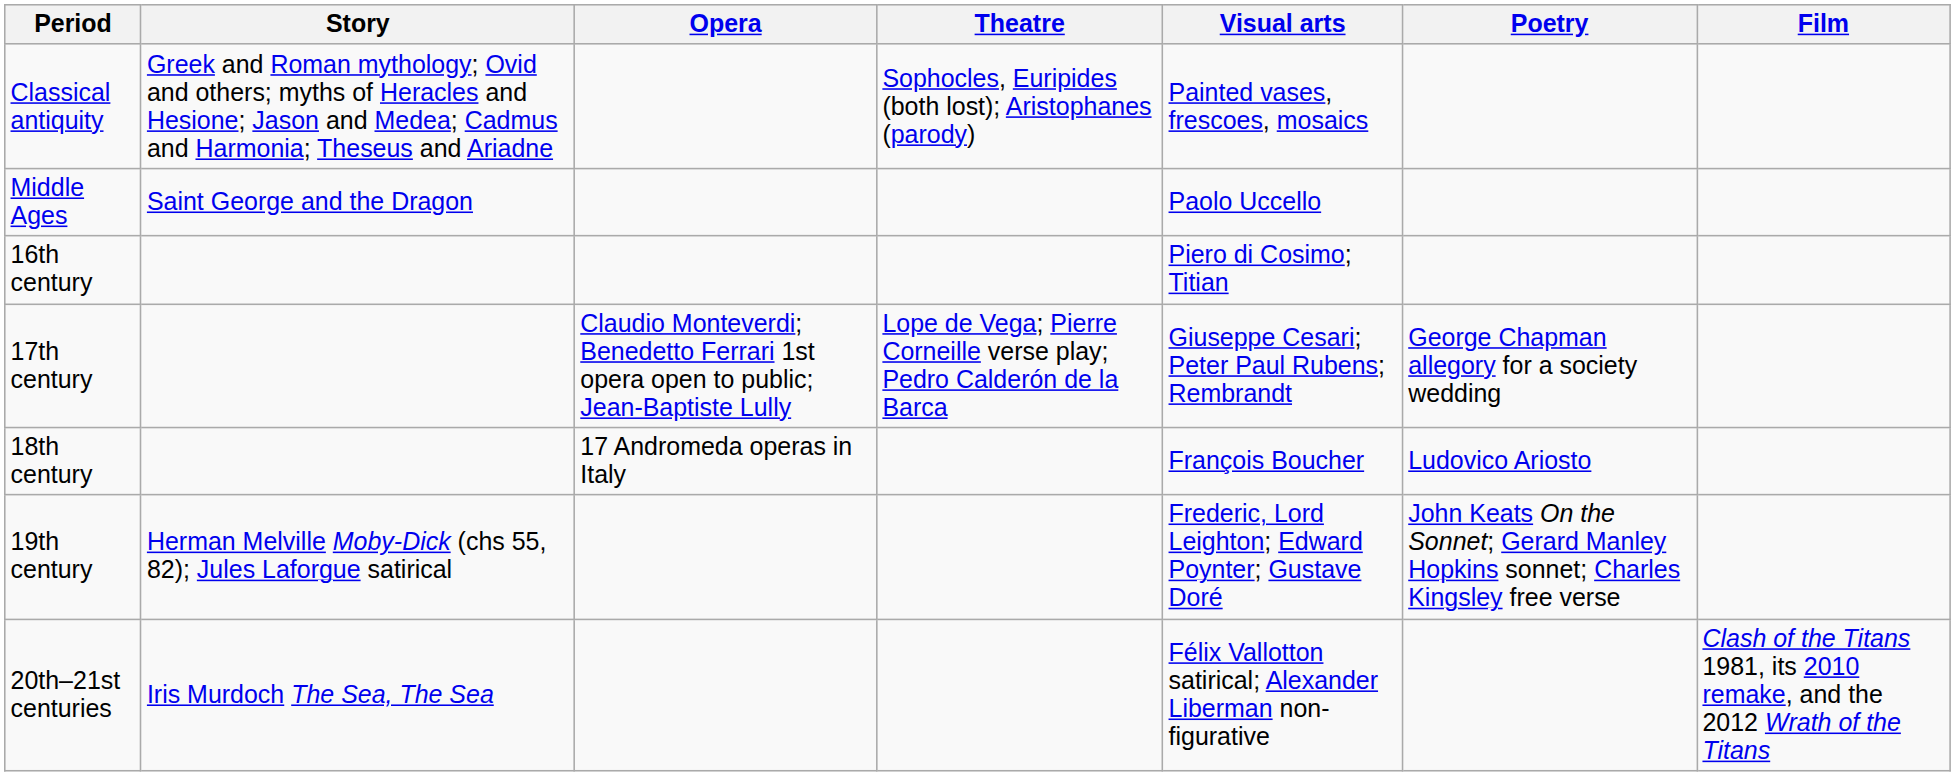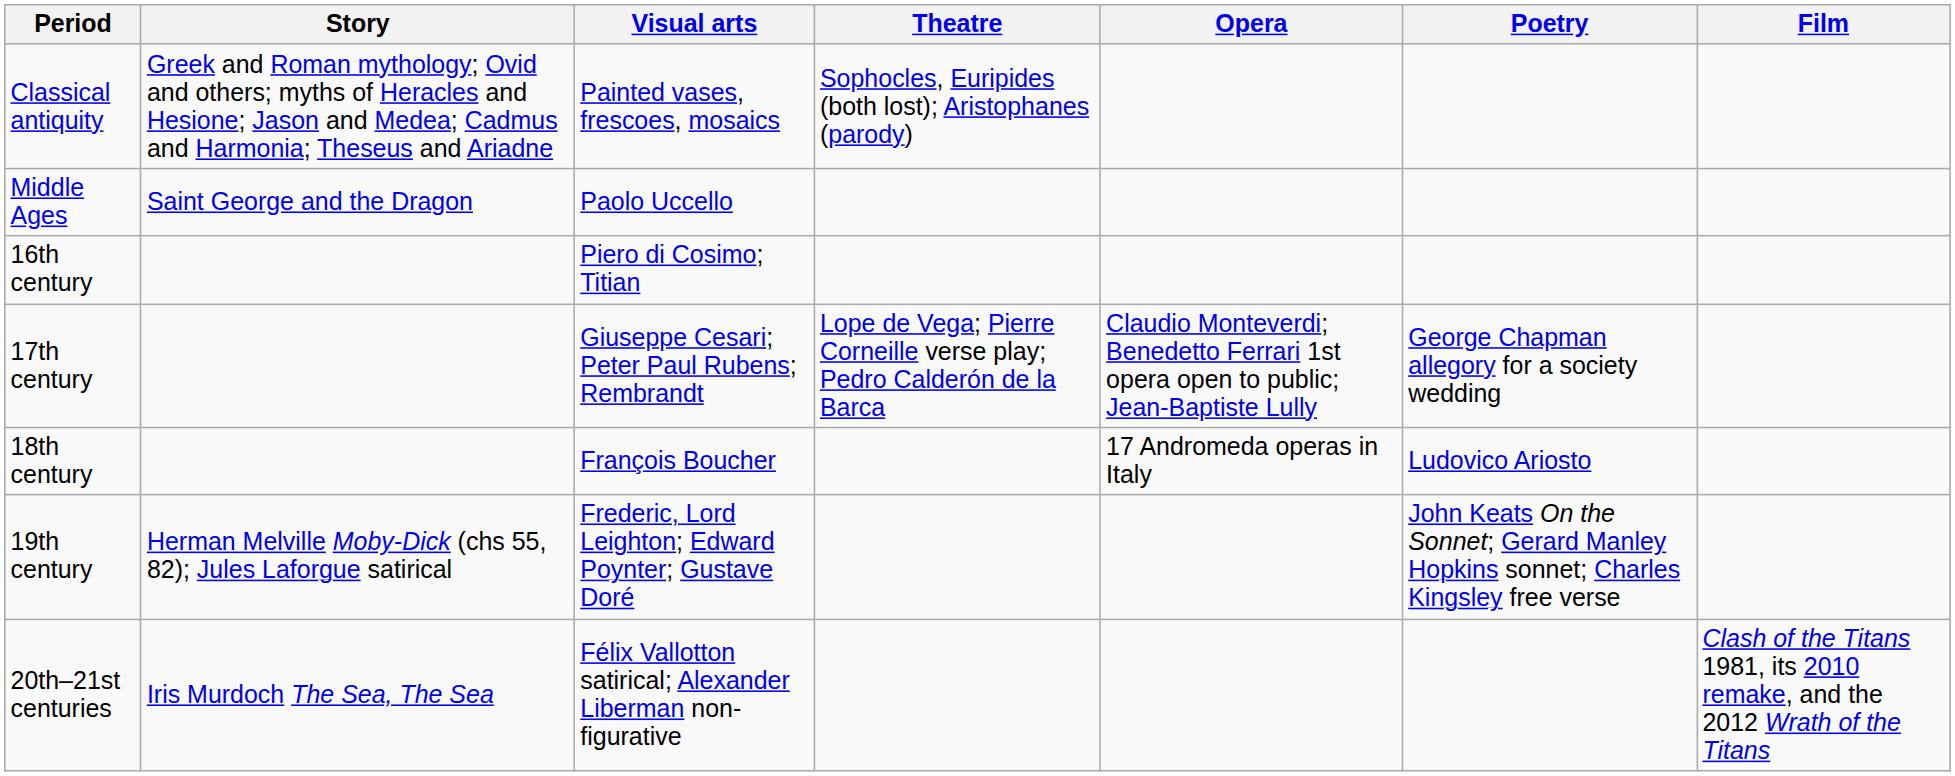columns swapped: (1283, 24) <-> (726, 24)
